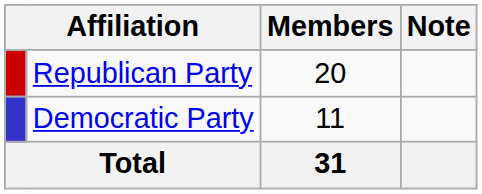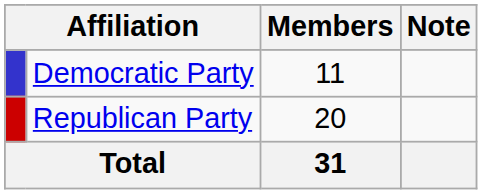rows swapped: (142, 73) <-> (143, 118)
